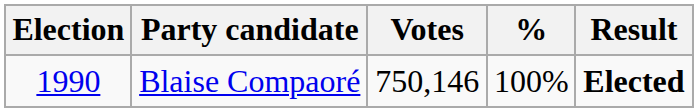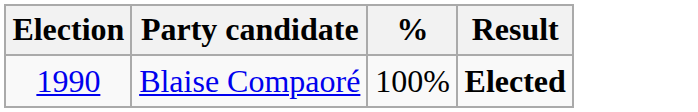- column: (427, 29)
